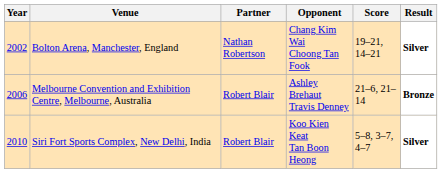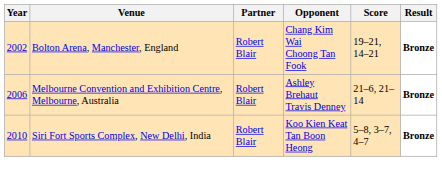(244, 48) Nathan Robertson -> (250, 48) Robert Blair
(416, 48) Silver -> (419, 48) Bronze
(416, 142) Silver -> (419, 136) Bronze
